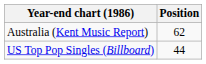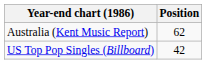(179, 50) 44 -> (179, 50) 42
